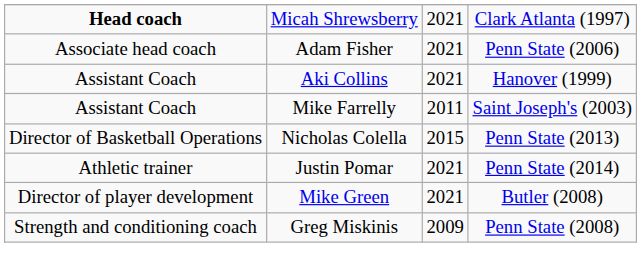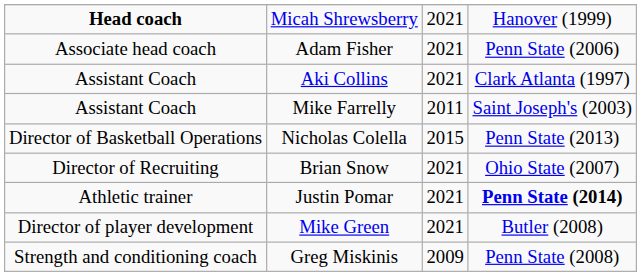(552, 19) Clark Atlanta (1997) -> (552, 19) Hanover (1999)
(552, 78) Hanover (1999) -> (552, 78) Clark Atlanta (1997)
+ row: (344, 167)
(552, 167) normal -> (552, 197) bold
